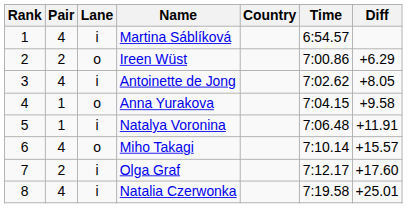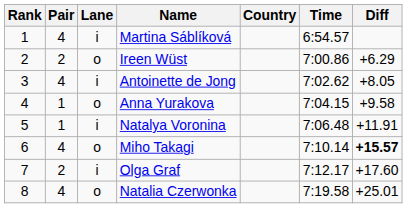(377, 147) normal -> (377, 147) bold
(97, 192) i -> (97, 192) o
